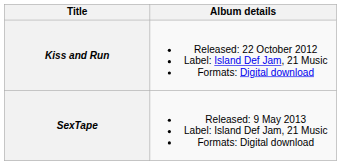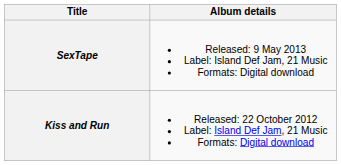rows swapped: (77, 55) <-> (77, 125)
